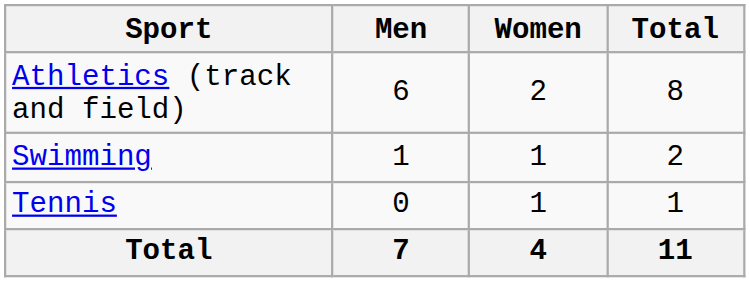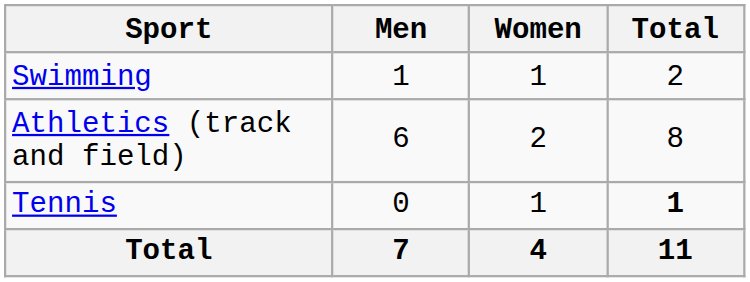rows swapped: (152, 93) <-> (82, 157)
(675, 205) normal -> (675, 205) bold
